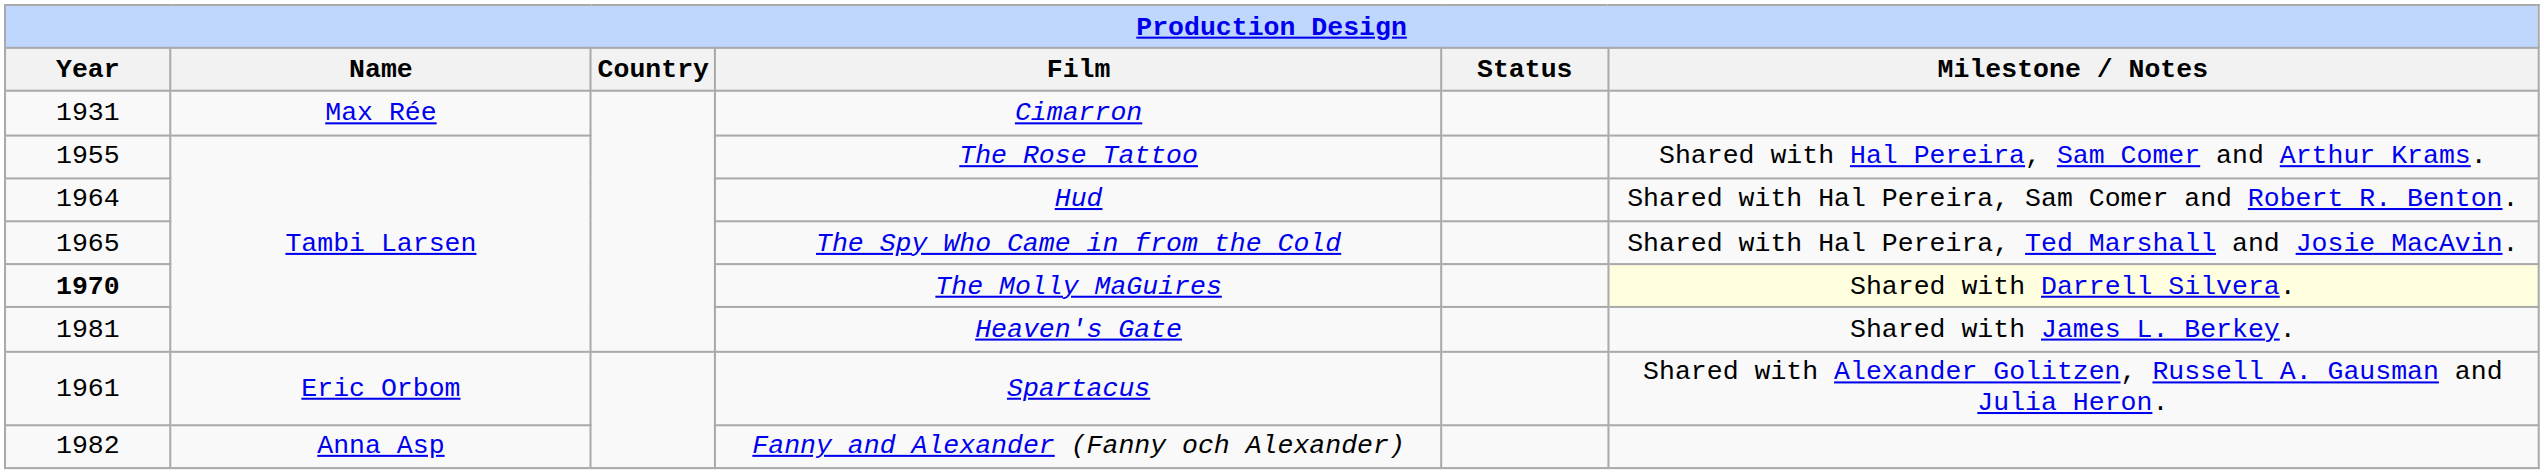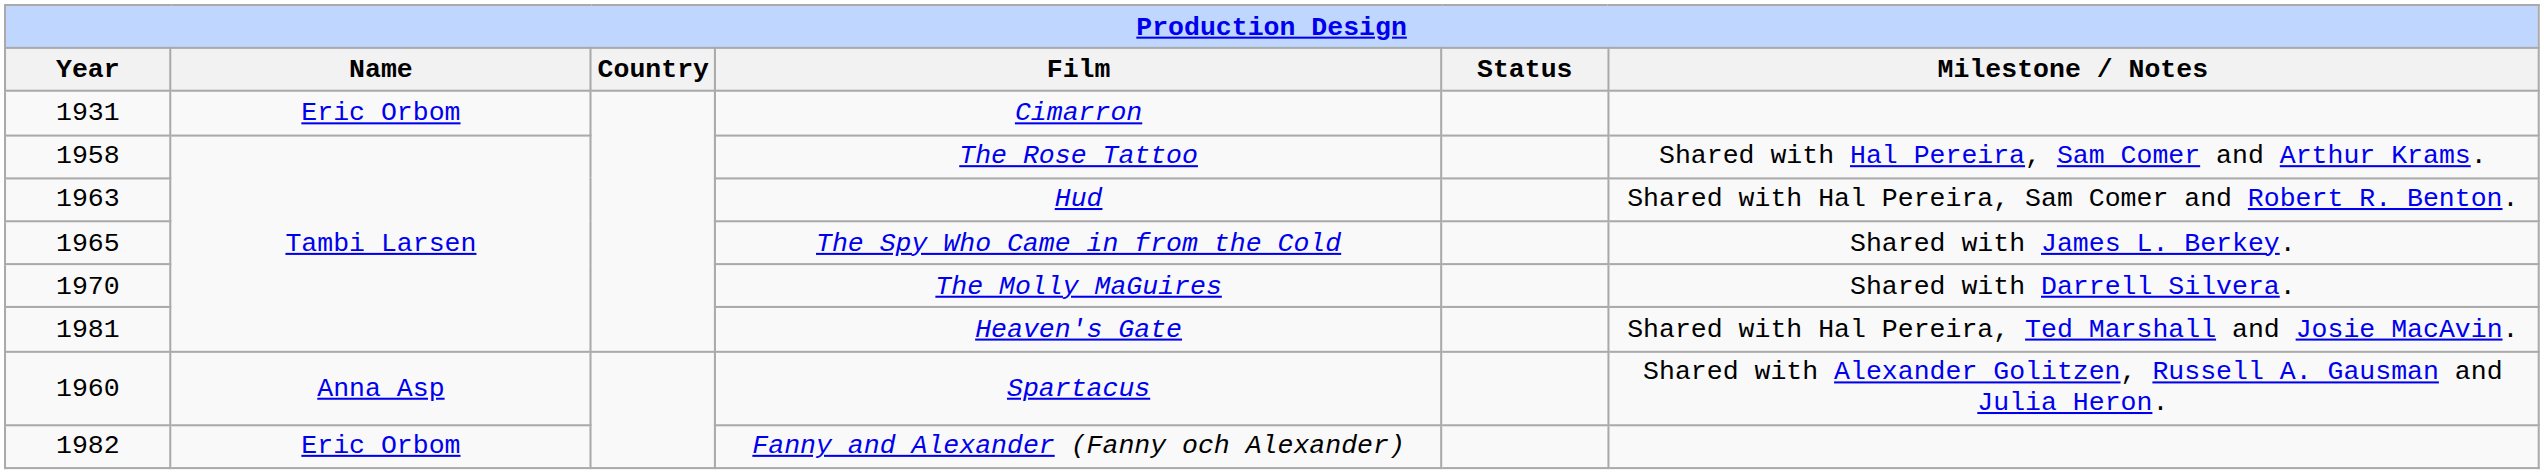(381, 113) Max Rée -> (381, 113) Eric Orbom
(88, 156) 1955 -> (88, 156) 1958
(88, 200) 1964 -> (88, 200) 1963
(2073, 243) Shared with Hal Pereira, Ted Marshall and Josie MacAvin. -> (2073, 243) Shared with James L. Berkey.
(88, 286) bold -> (88, 286) normal
(2073, 286) lightyellow background -> (2073, 286) no background
(2073, 329) Shared with James L. Berkey. -> (2073, 329) Shared with Hal Pereira, Ted Marshall and Josie MacAvin.
(88, 388) 1961 -> (88, 388) 1960
(381, 388) Eric Orbom -> (381, 388) Anna Asp
(381, 446) Anna Asp -> (381, 446) Eric Orbom
